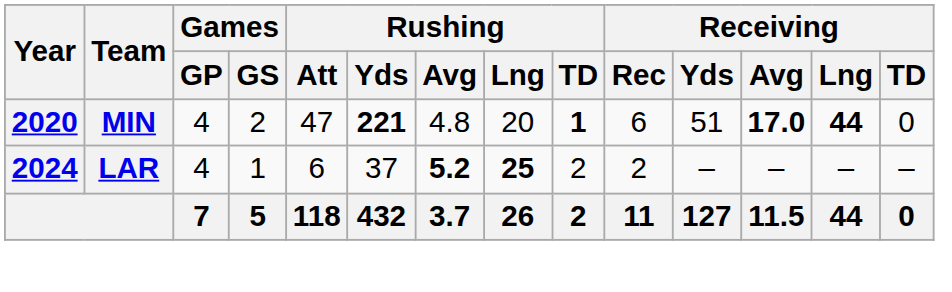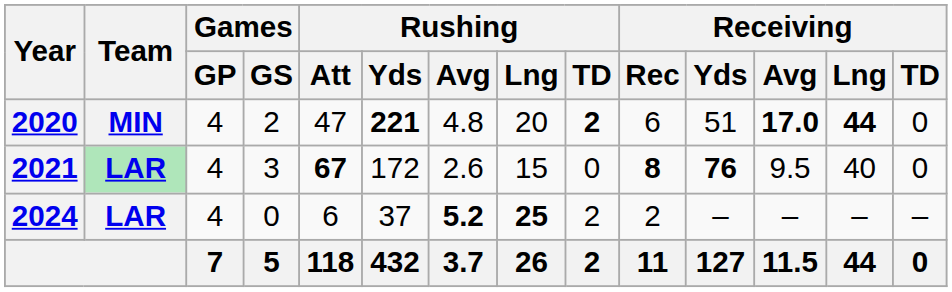(578, 121) 1 -> (592, 121) 2
+ row: (45, 168)
(258, 168) 1 -> (271, 215) 0
